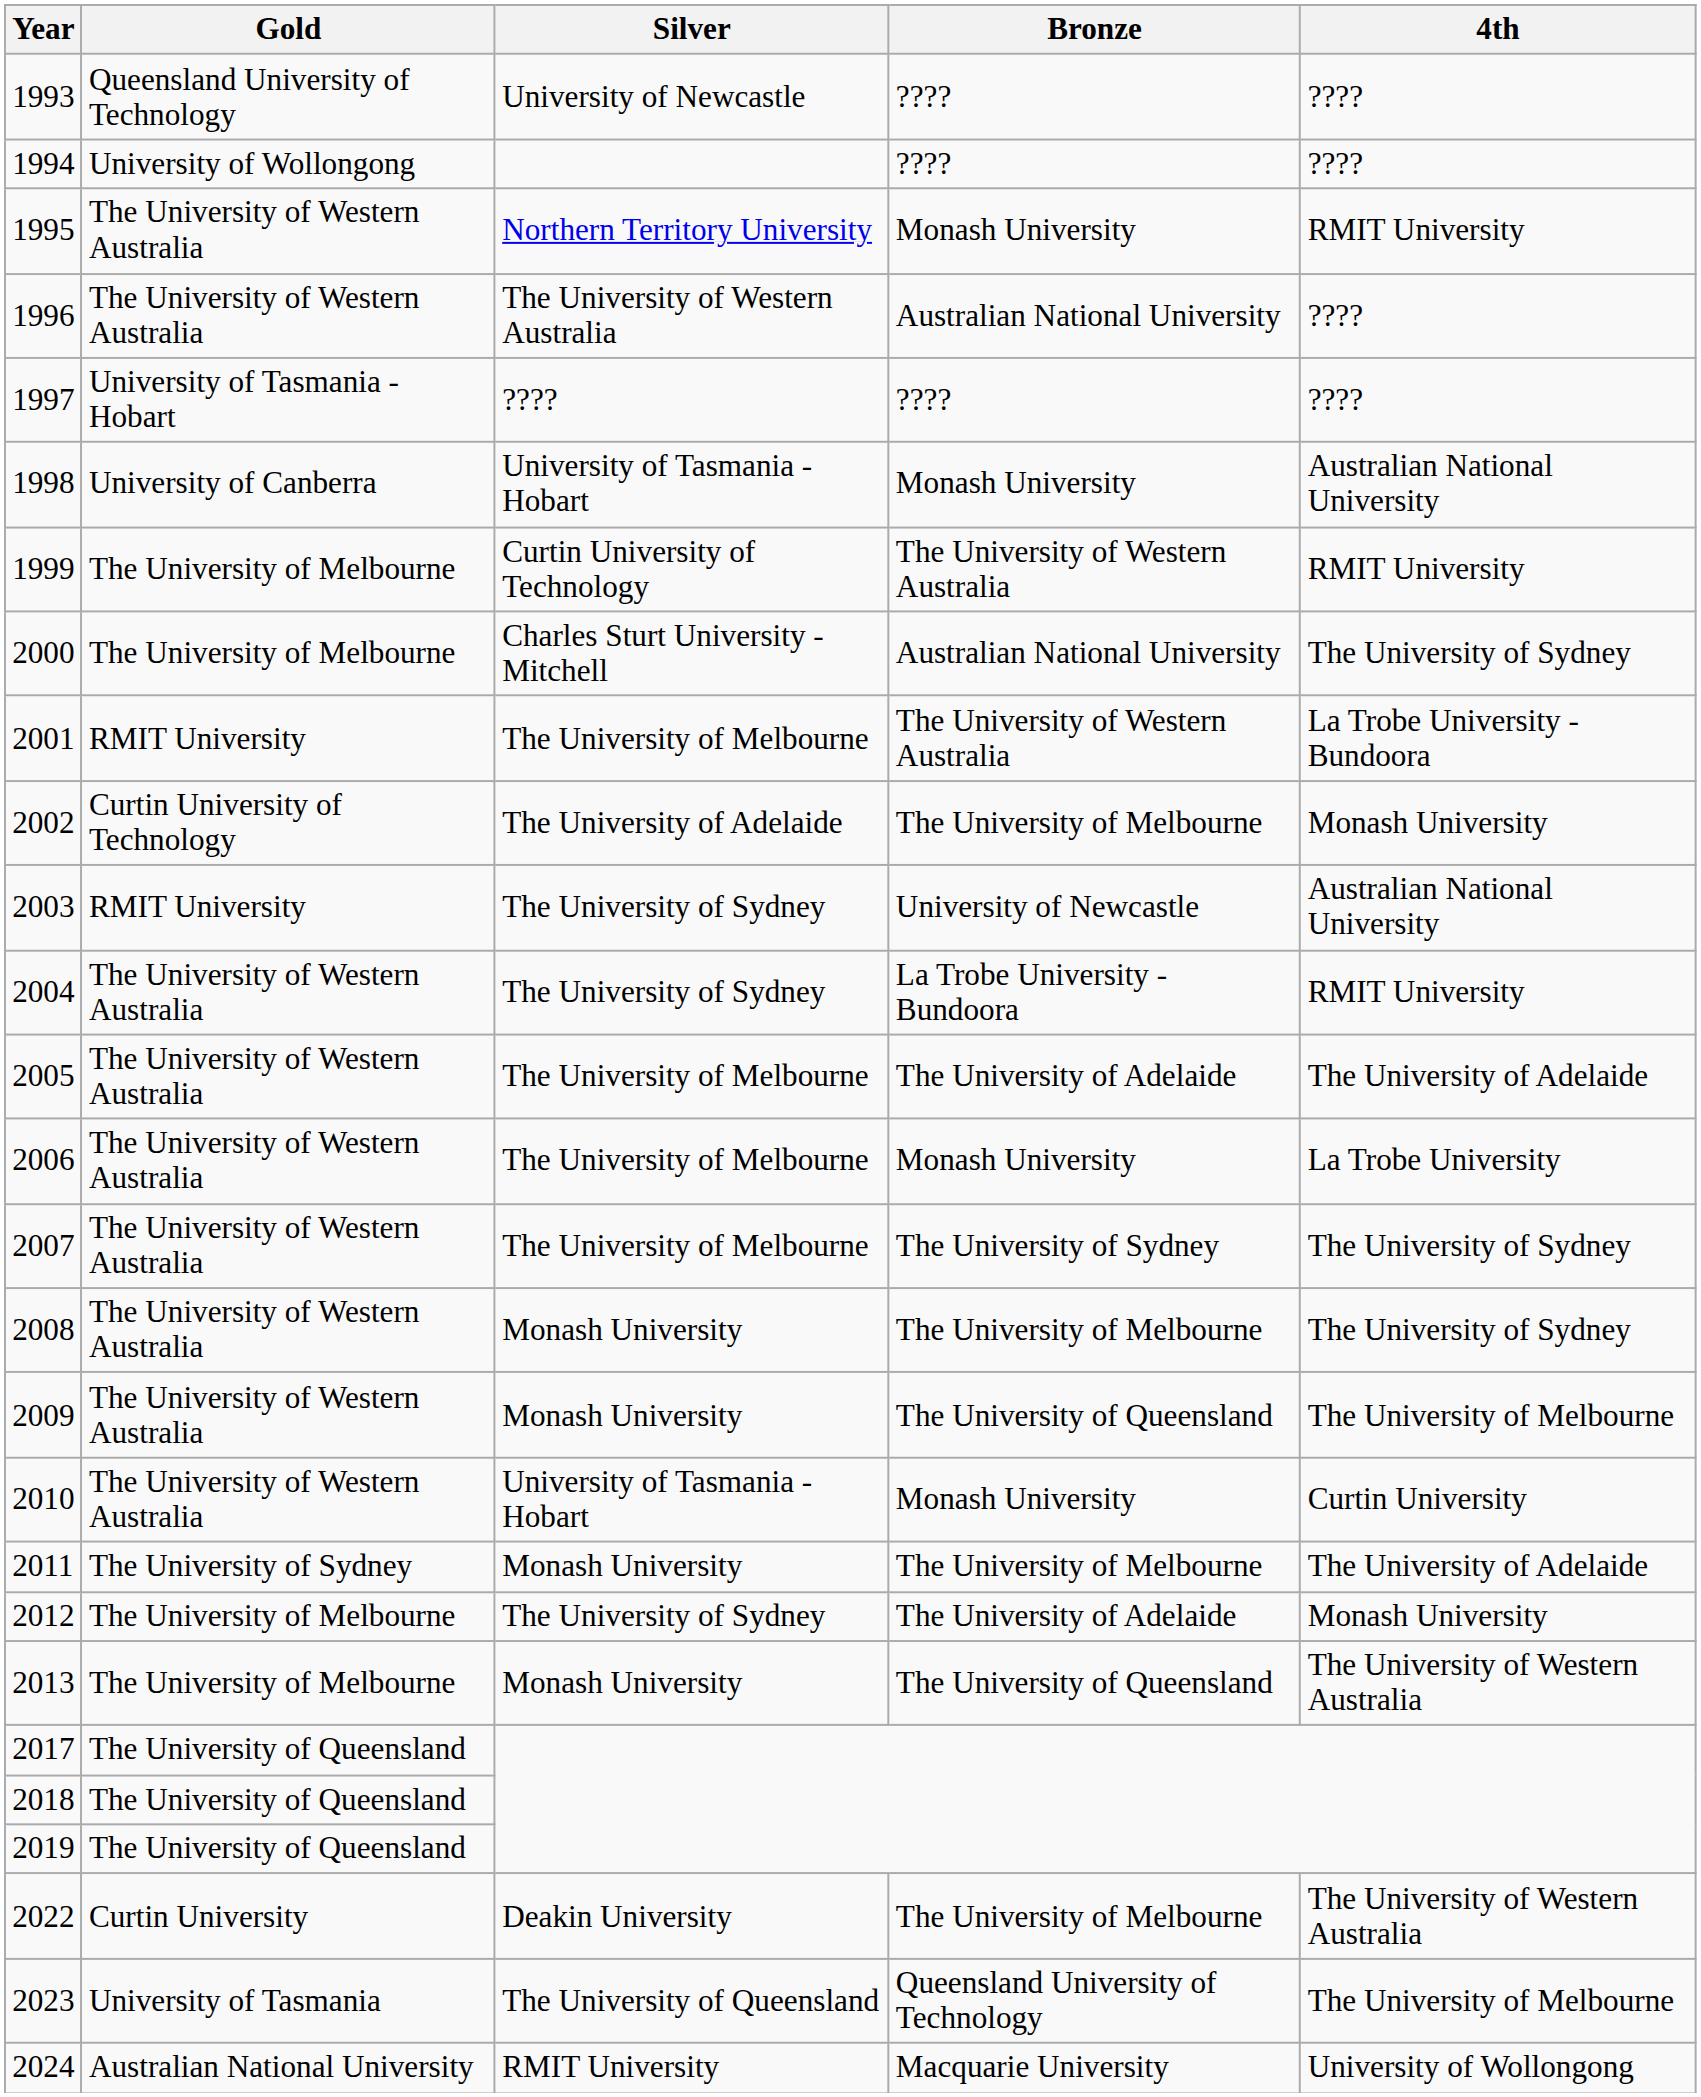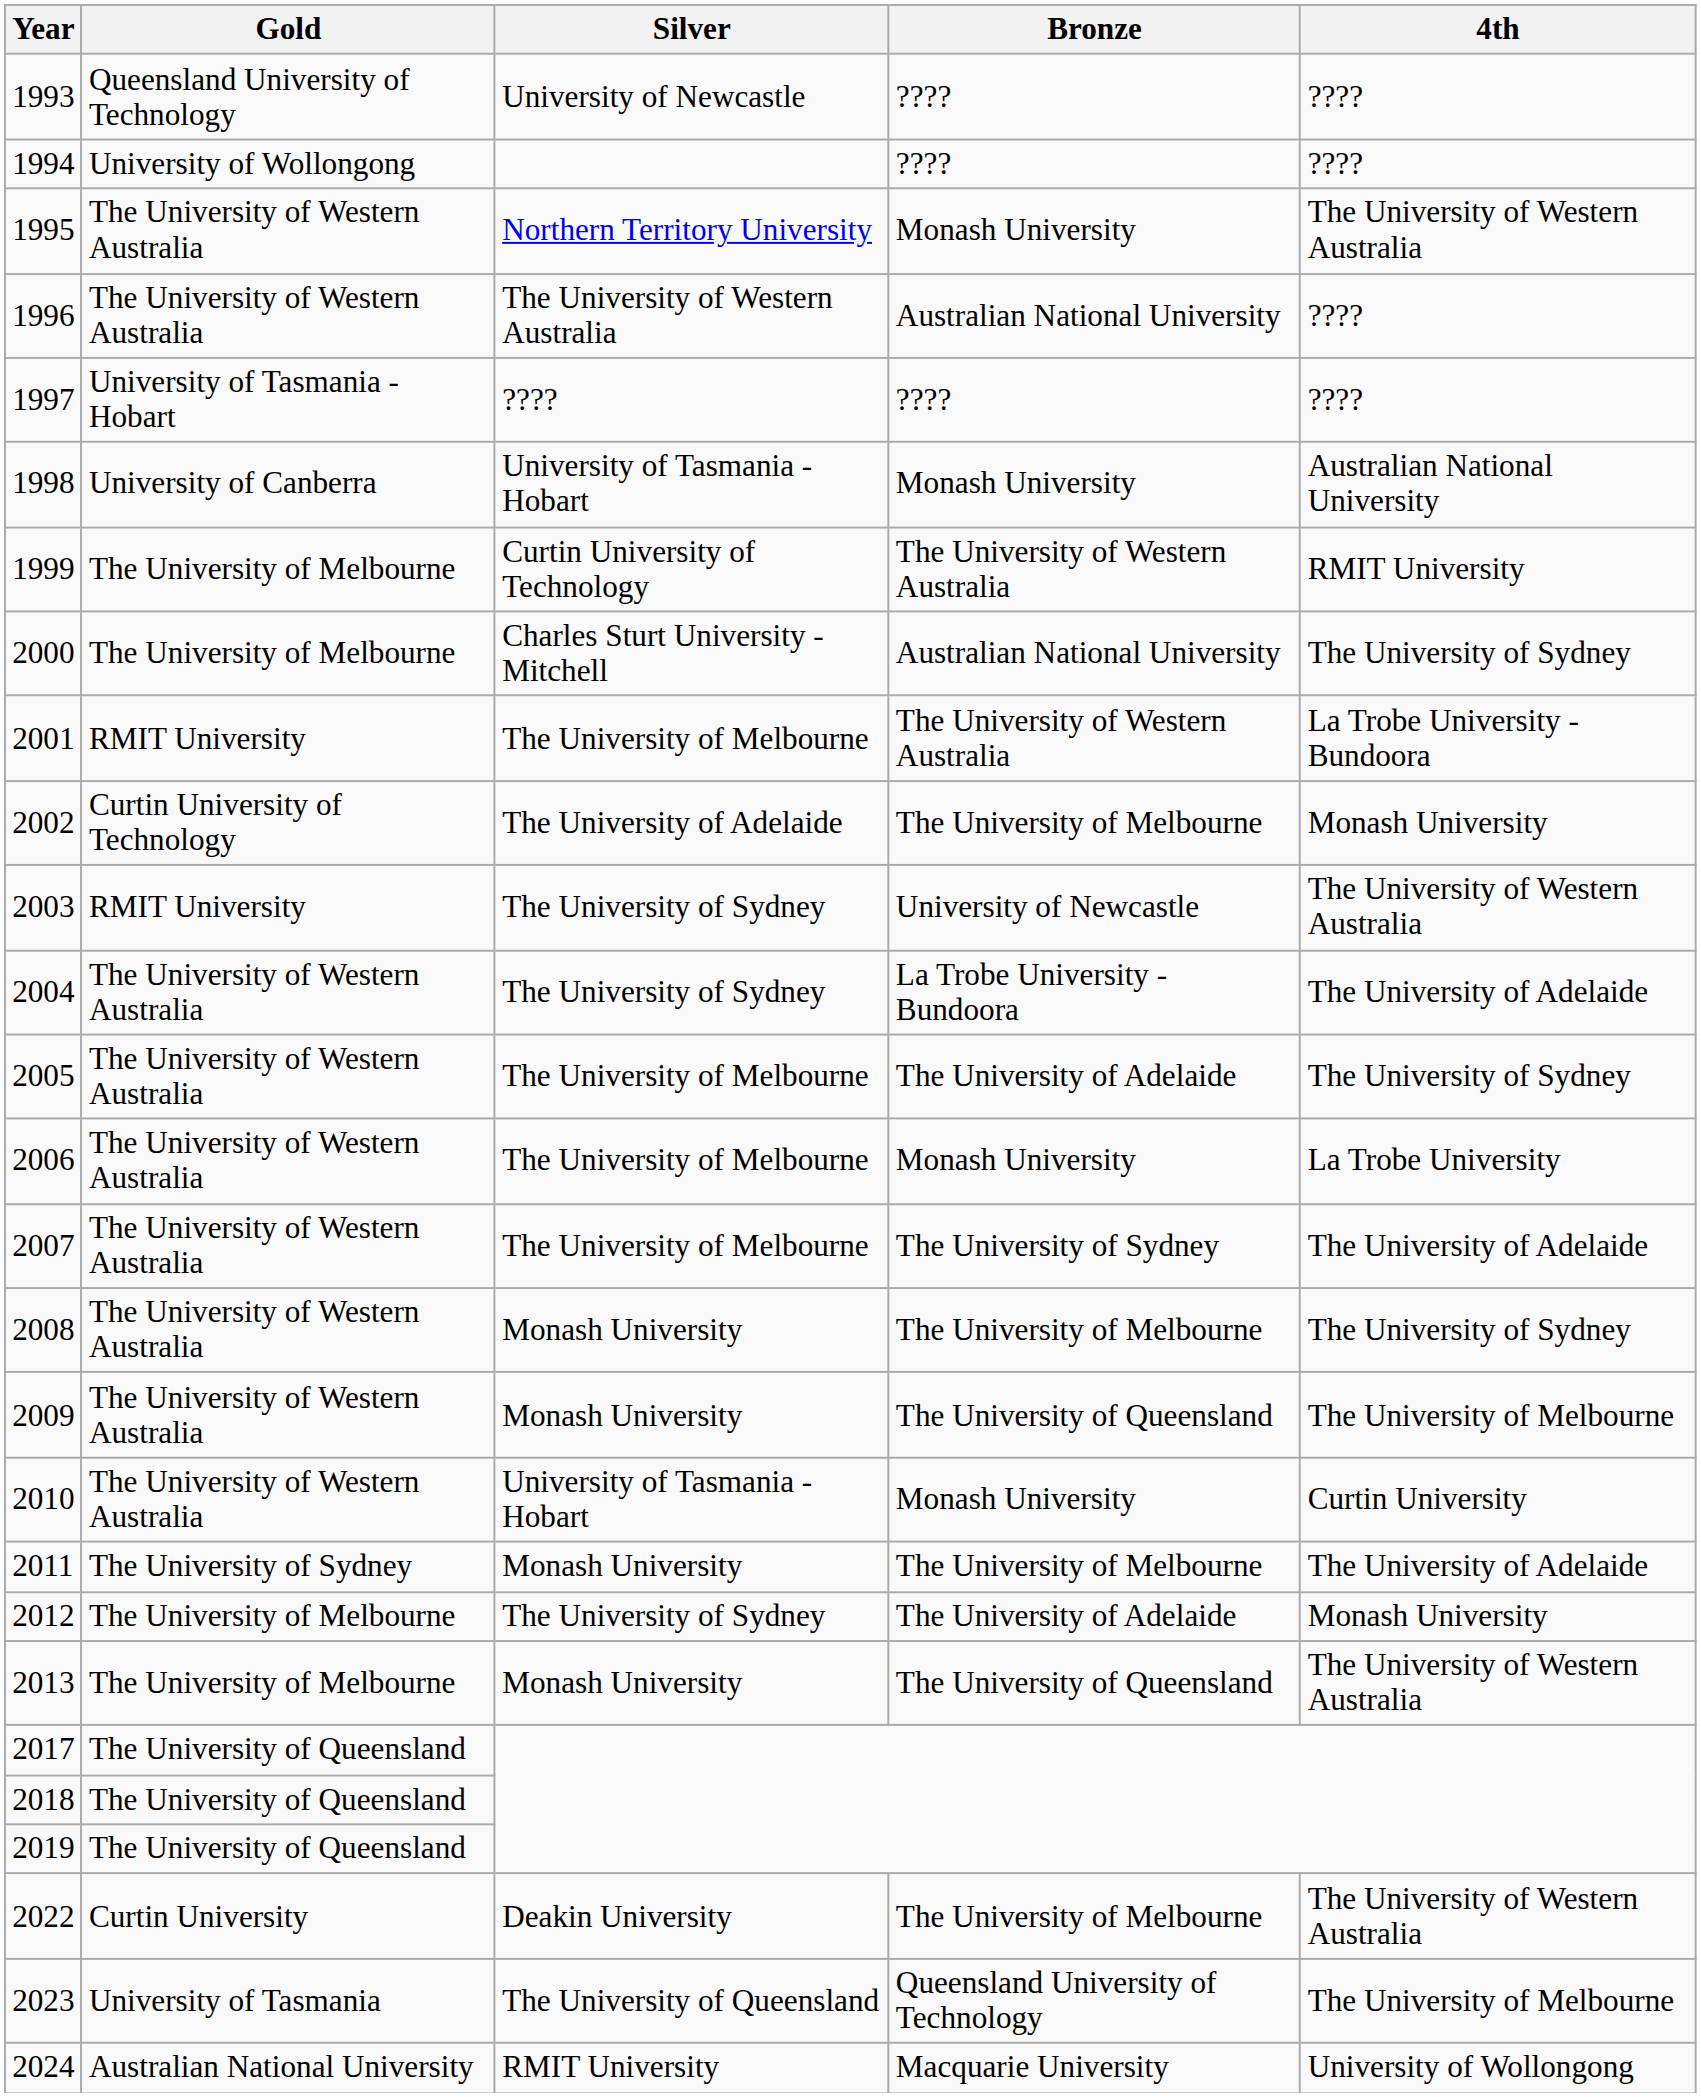(1416, 230) RMIT University -> (1473, 230) The University of Western Australia
(1430, 906) Australian National University -> (1473, 906) The University of Western Australia
(1416, 991) RMIT University -> (1478, 991) The University of Adelaide
(1478, 1076) The University of Adelaide -> (1469, 1076) The University of Sydney
(1469, 1245) The University of Sydney -> (1478, 1245) The University of Adelaide
